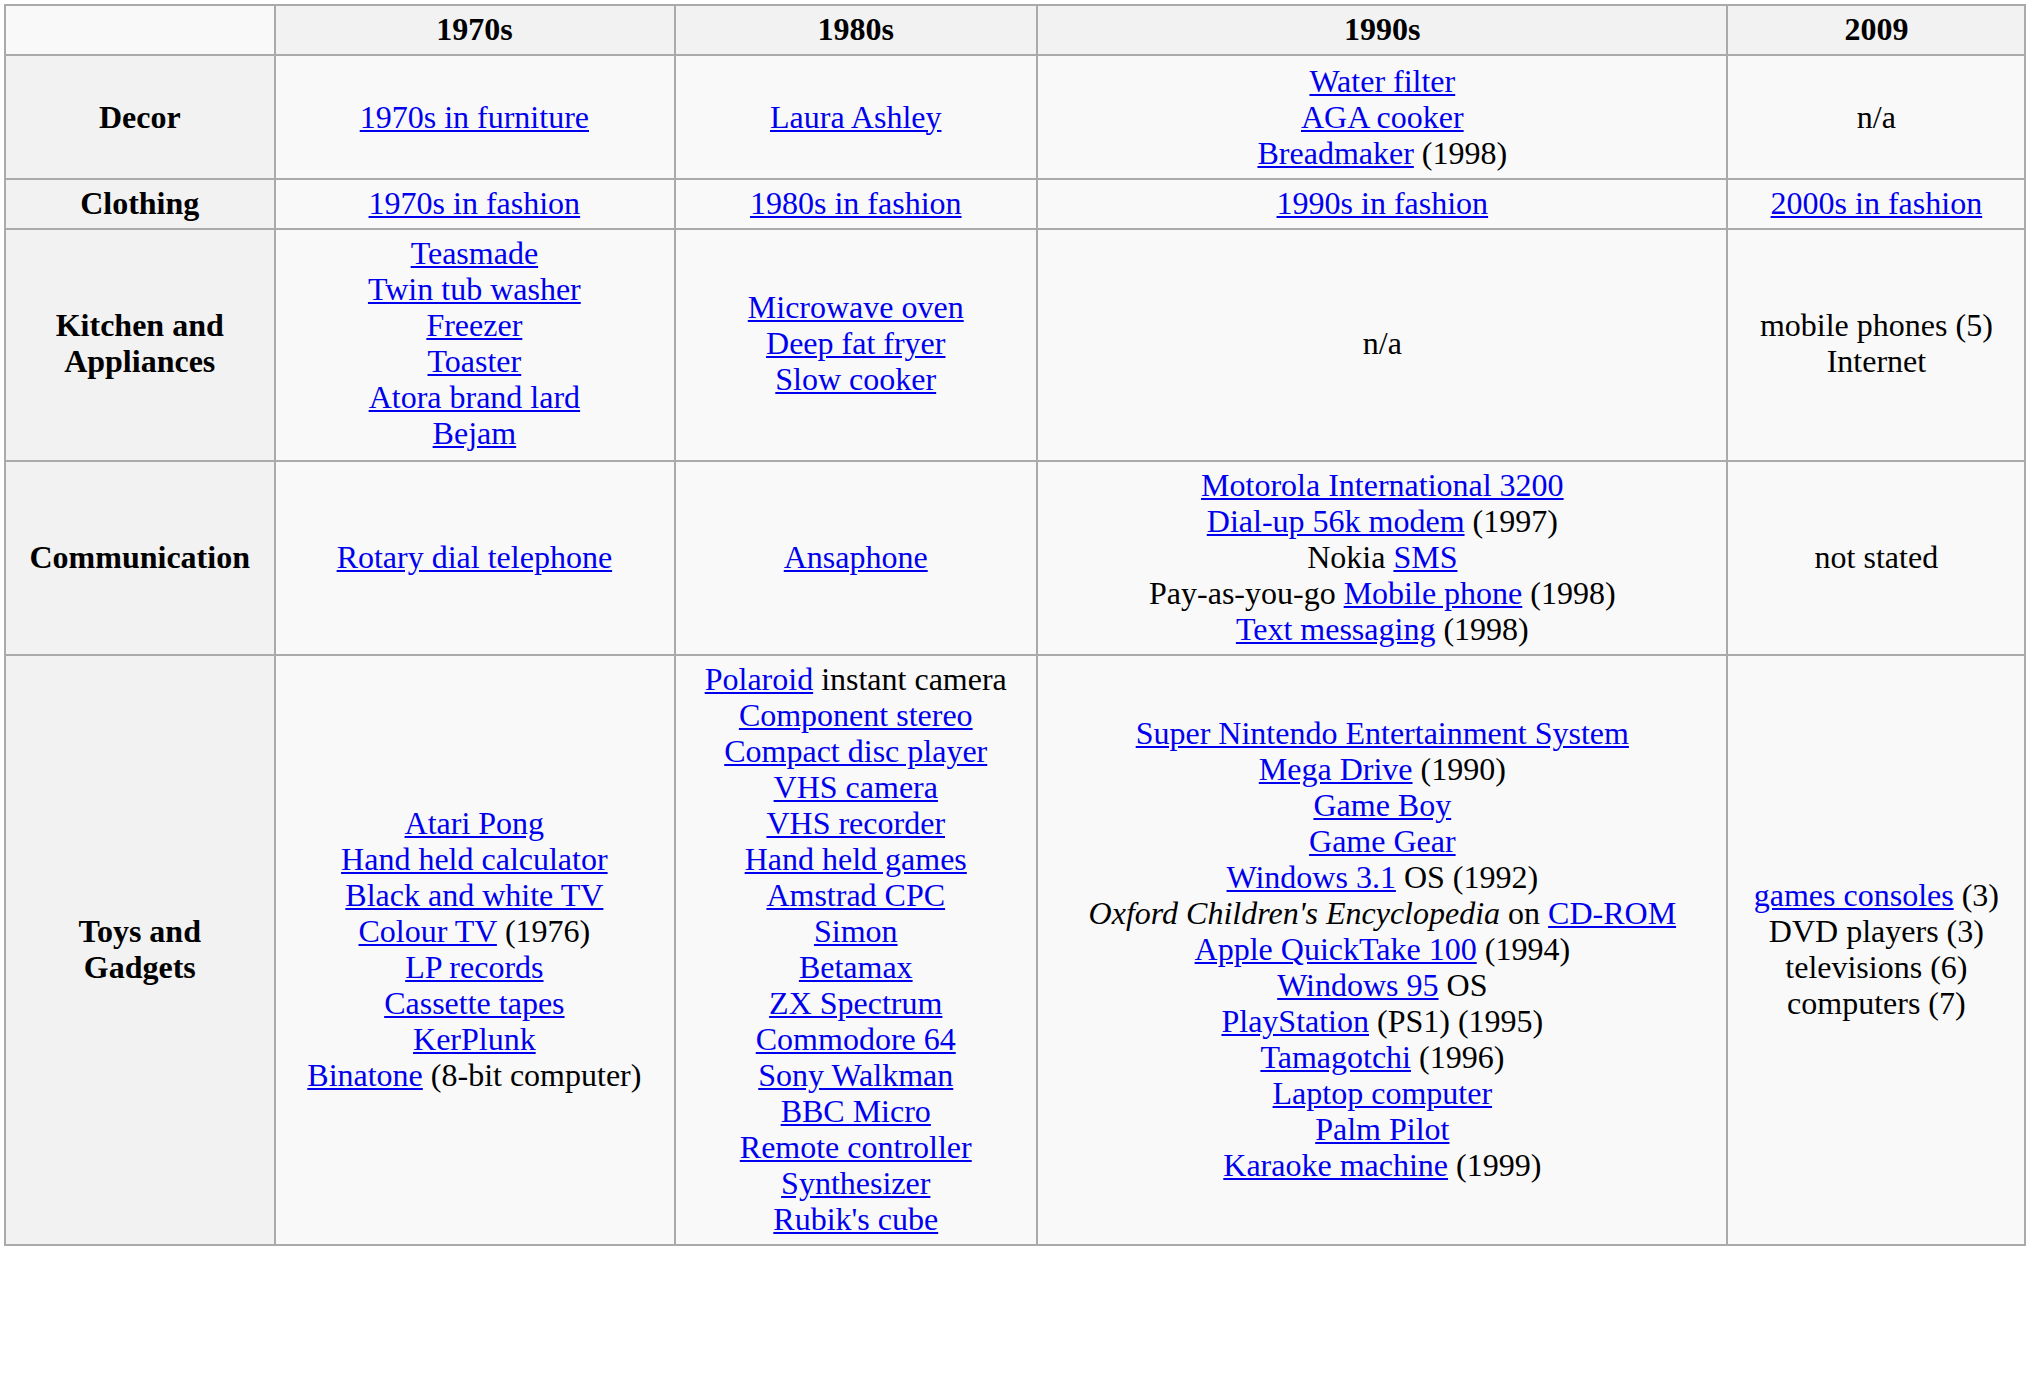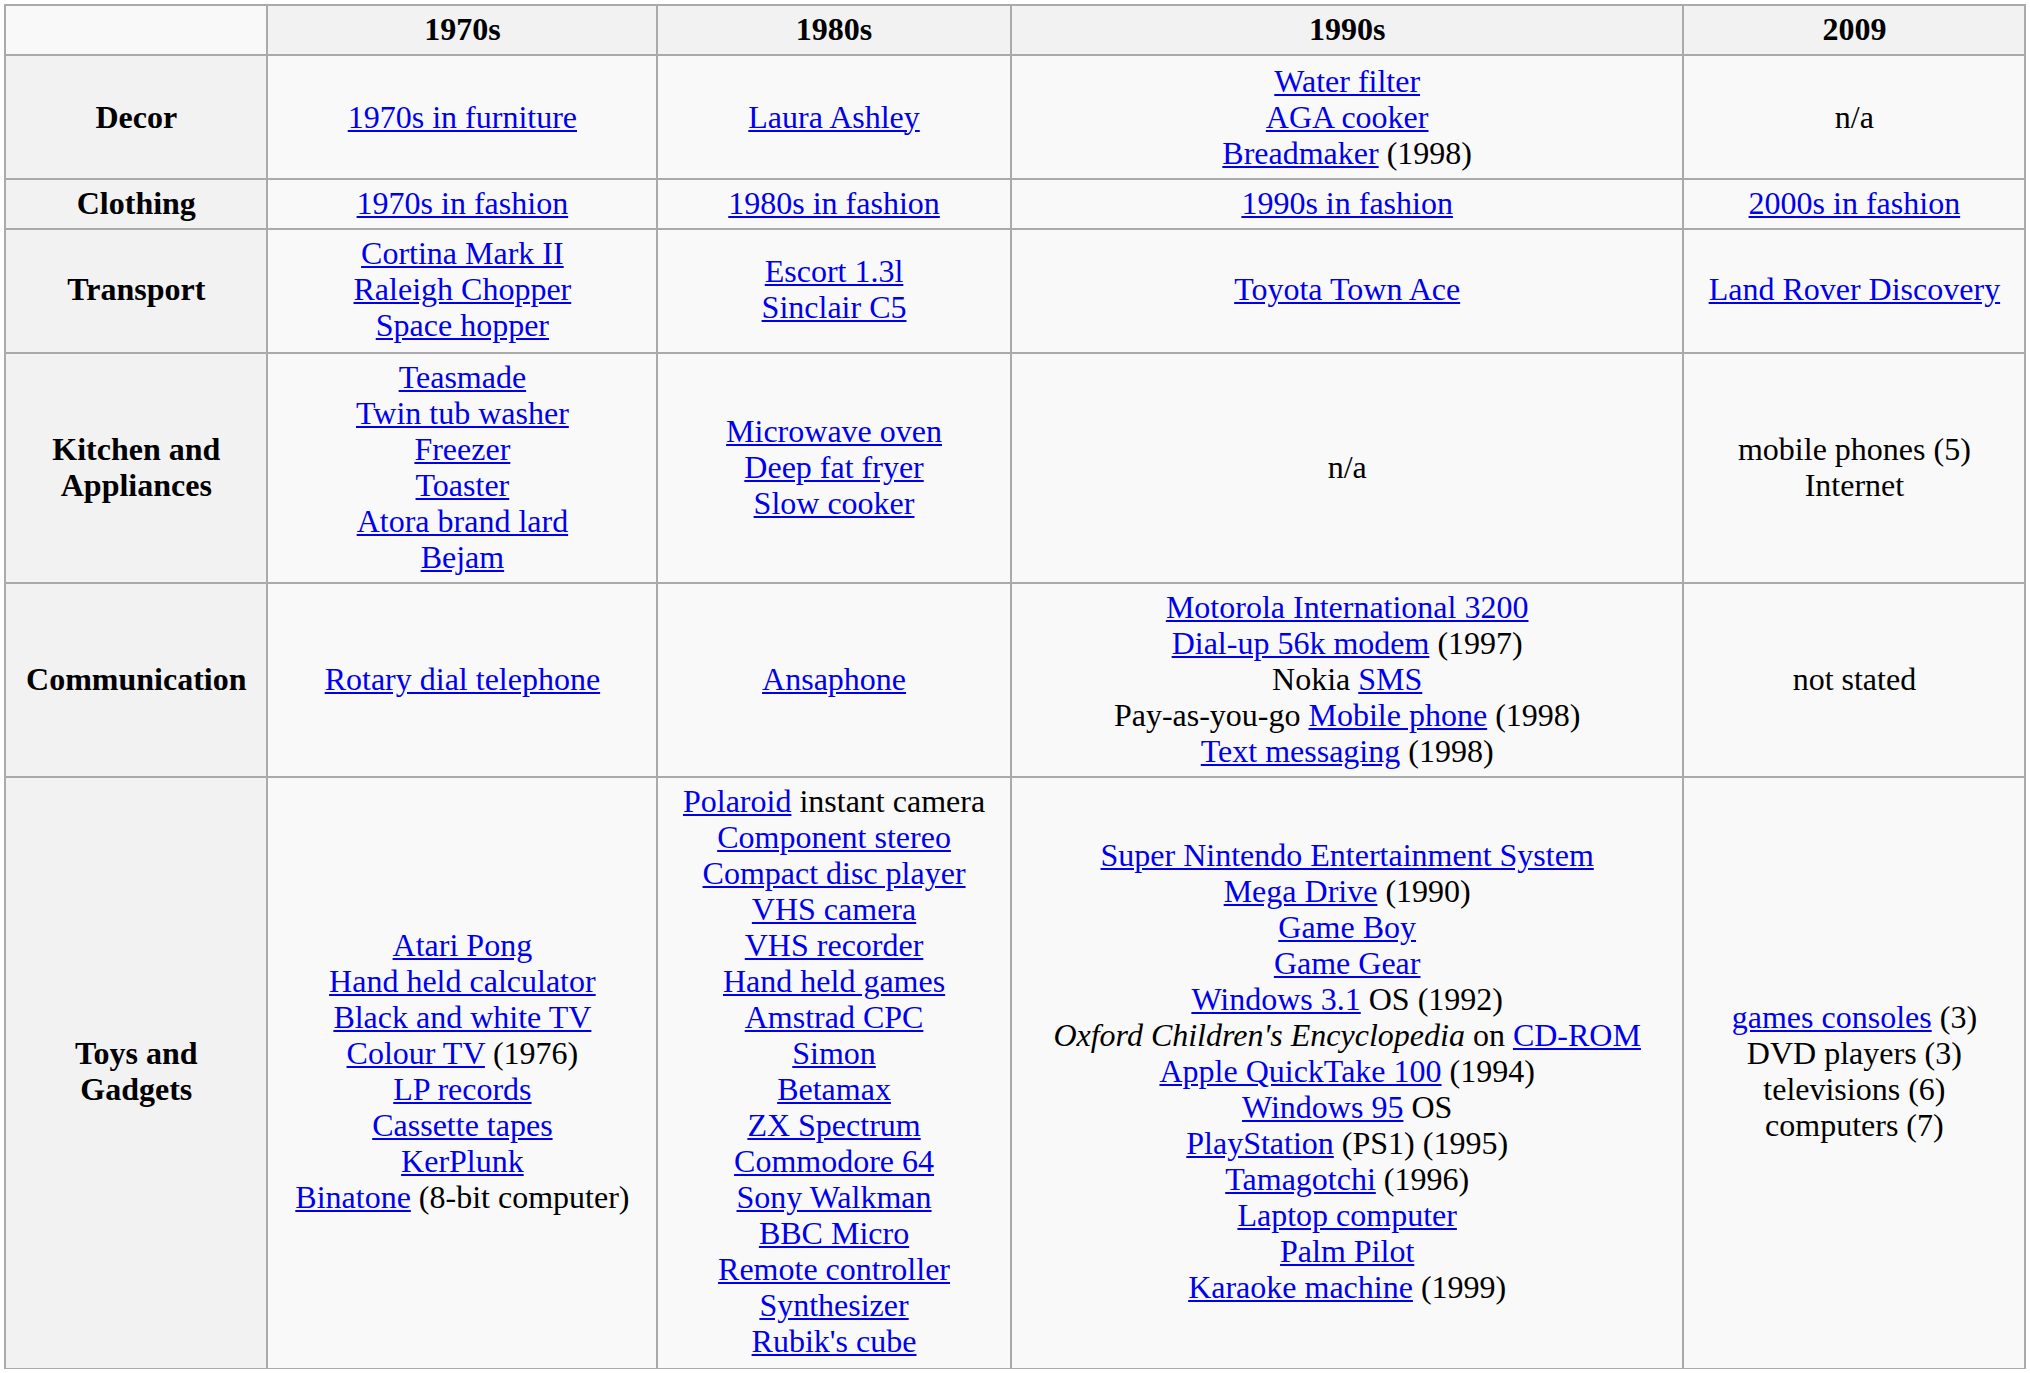+ row: (136, 290)
